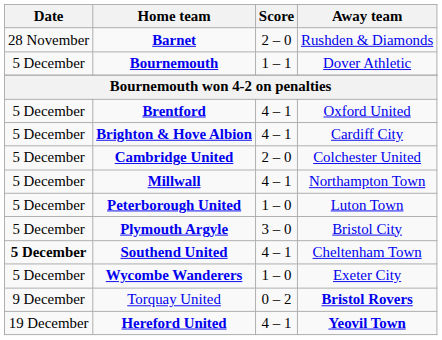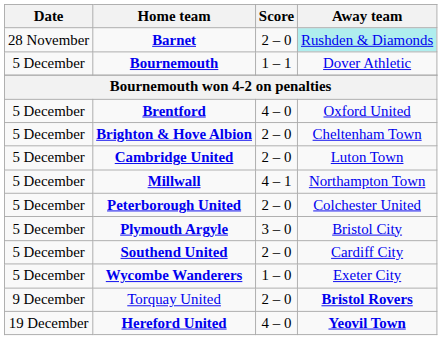(367, 39) no background -> (367, 39) paleturquoise background
(276, 110) 4 – 1 -> (276, 110) 4 – 0
(276, 134) 4 – 1 -> (276, 134) 2 – 0
(367, 134) Cardiff City -> (367, 134) Cheltenham Town
(367, 157) Colchester United -> (367, 157) Luton Town
(276, 205) 1 – 0 -> (276, 205) 2 – 0
(367, 205) Luton Town -> (367, 205) Colchester United
(49, 252) bold -> (49, 252) normal
(276, 252) 4 – 1 -> (276, 252) 2 – 0
(367, 252) Cheltenham Town -> (367, 252) Cardiff City
(276, 299) 0 – 2 -> (276, 299) 2 – 0
(276, 323) 4 – 1 -> (276, 323) 4 – 0
